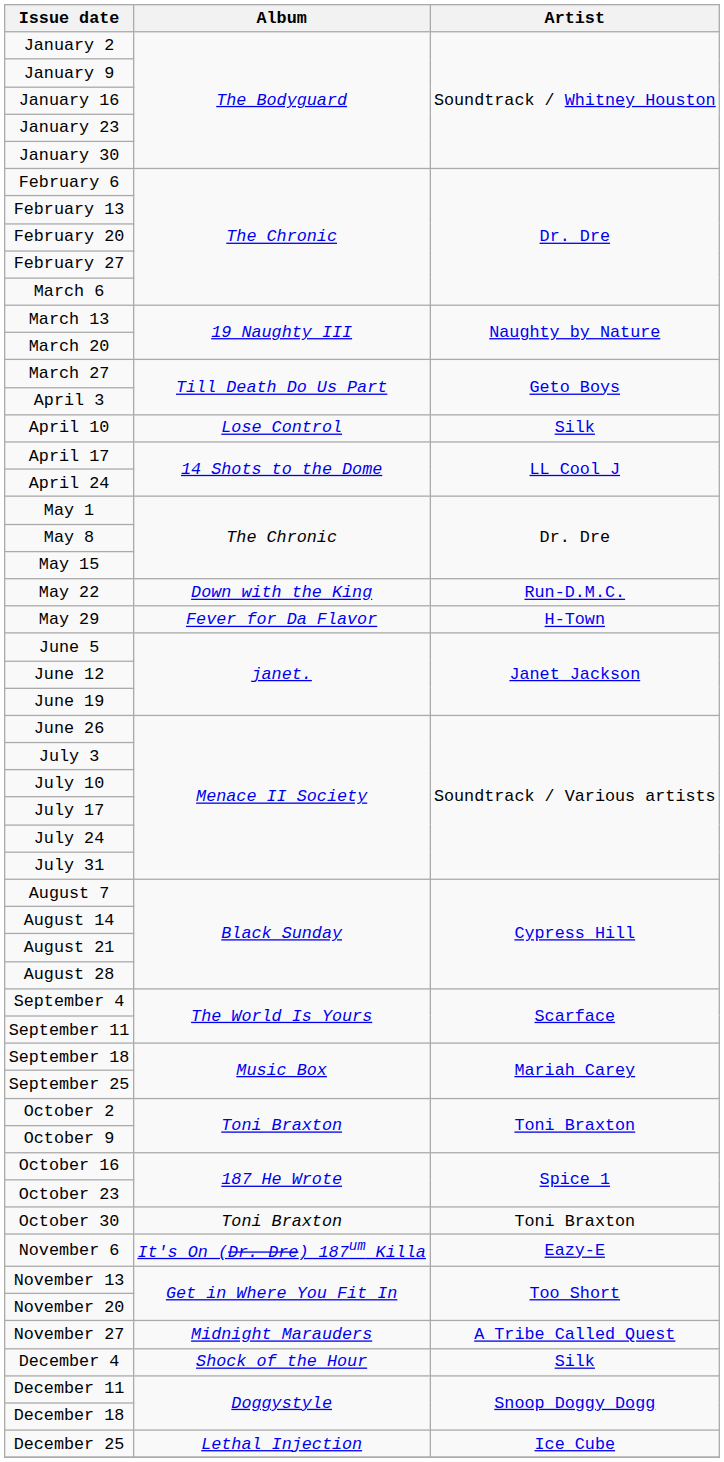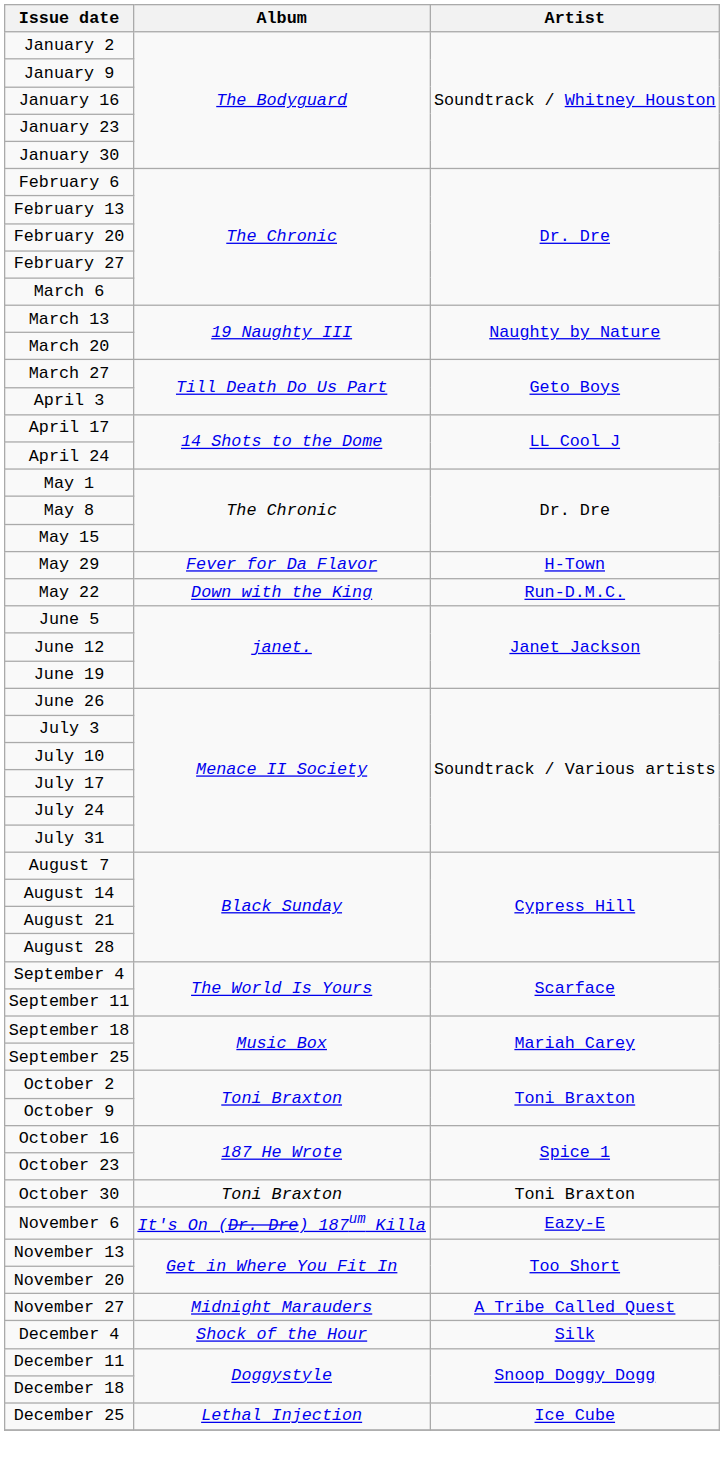- row: (69, 428)
rows swapped: (69, 592) <-> (69, 620)
